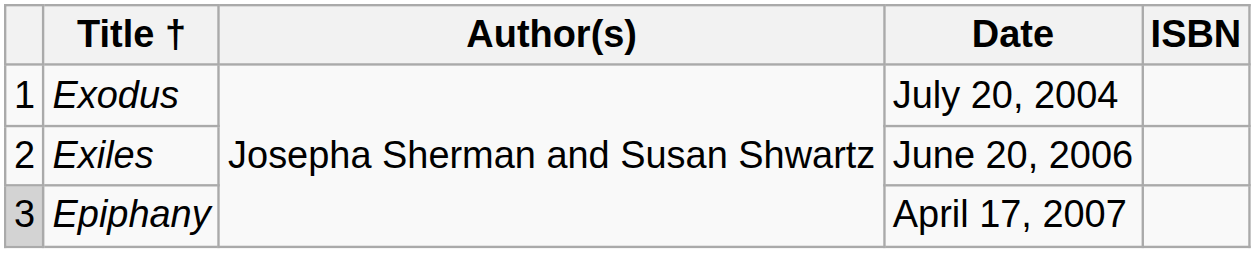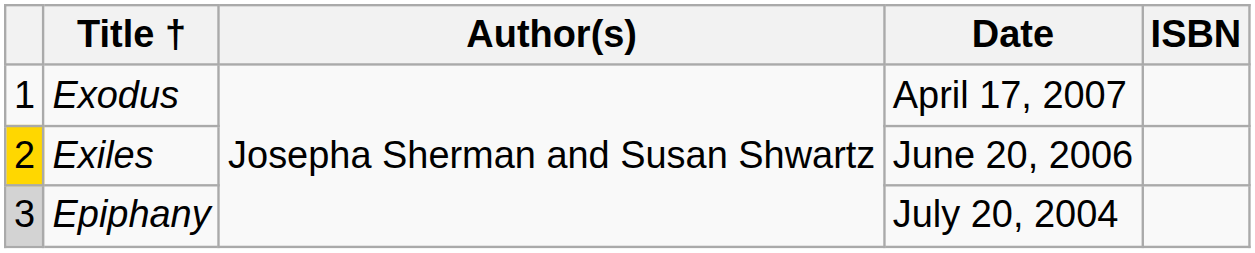(1006, 94) July 20, 2004 -> (1010, 94) April 17, 2007
(24, 154) no background -> (24, 154) gold background
(1010, 214) April 17, 2007 -> (1006, 214) July 20, 2004
